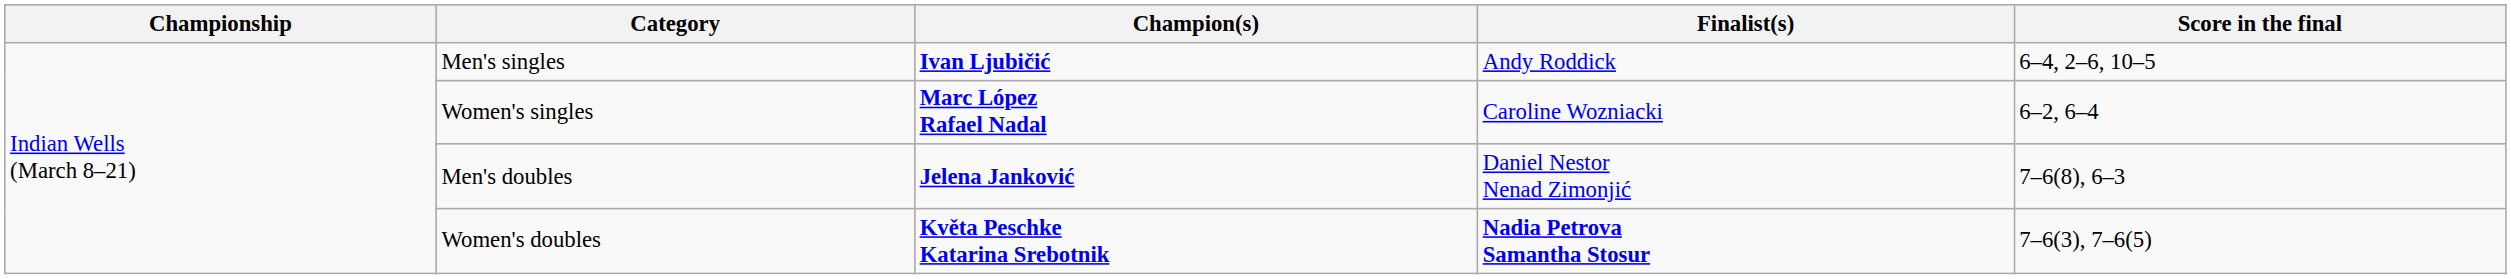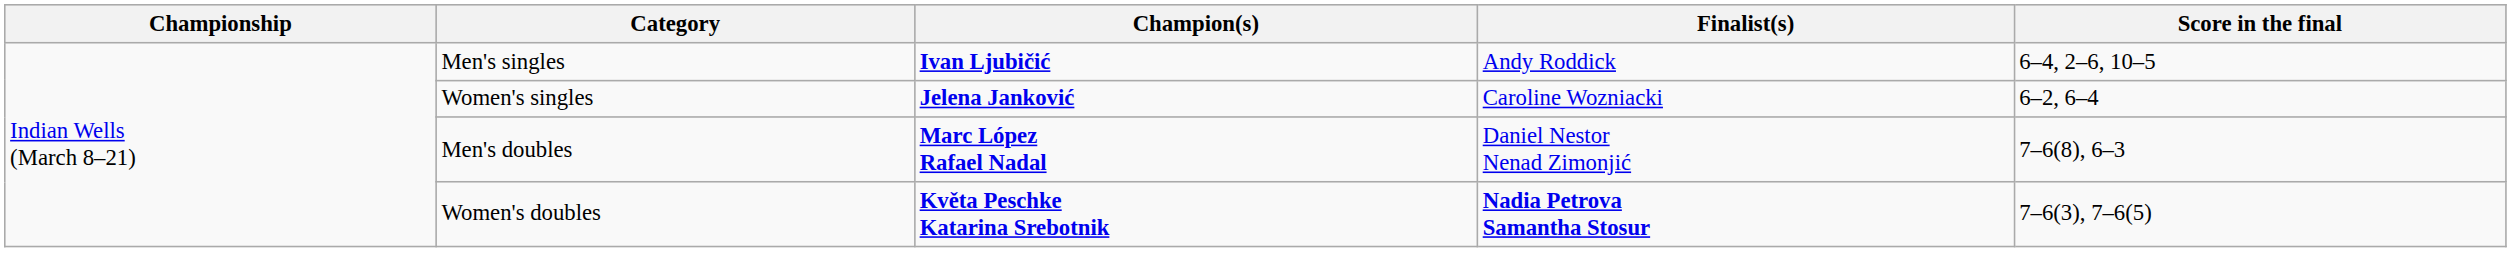(983, 112) Marc López Rafael Nadal -> (997, 98) Jelena Janković
(997, 176) Jelena Janković -> (983, 149) Marc López Rafael Nadal
